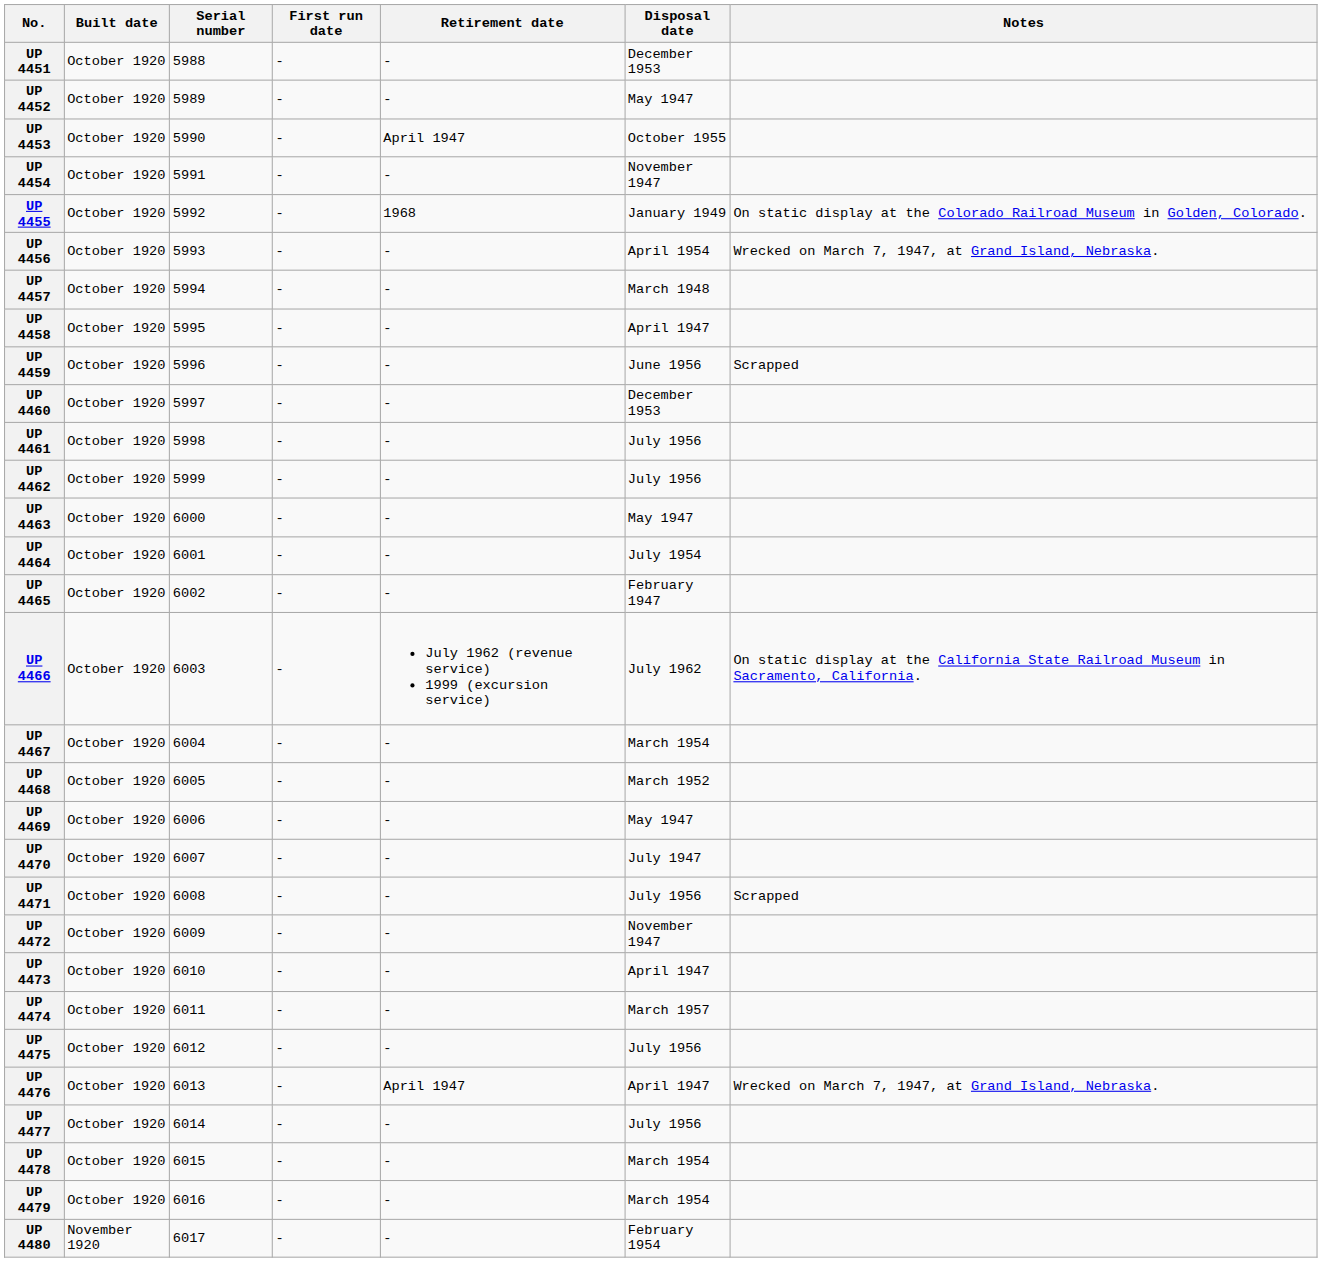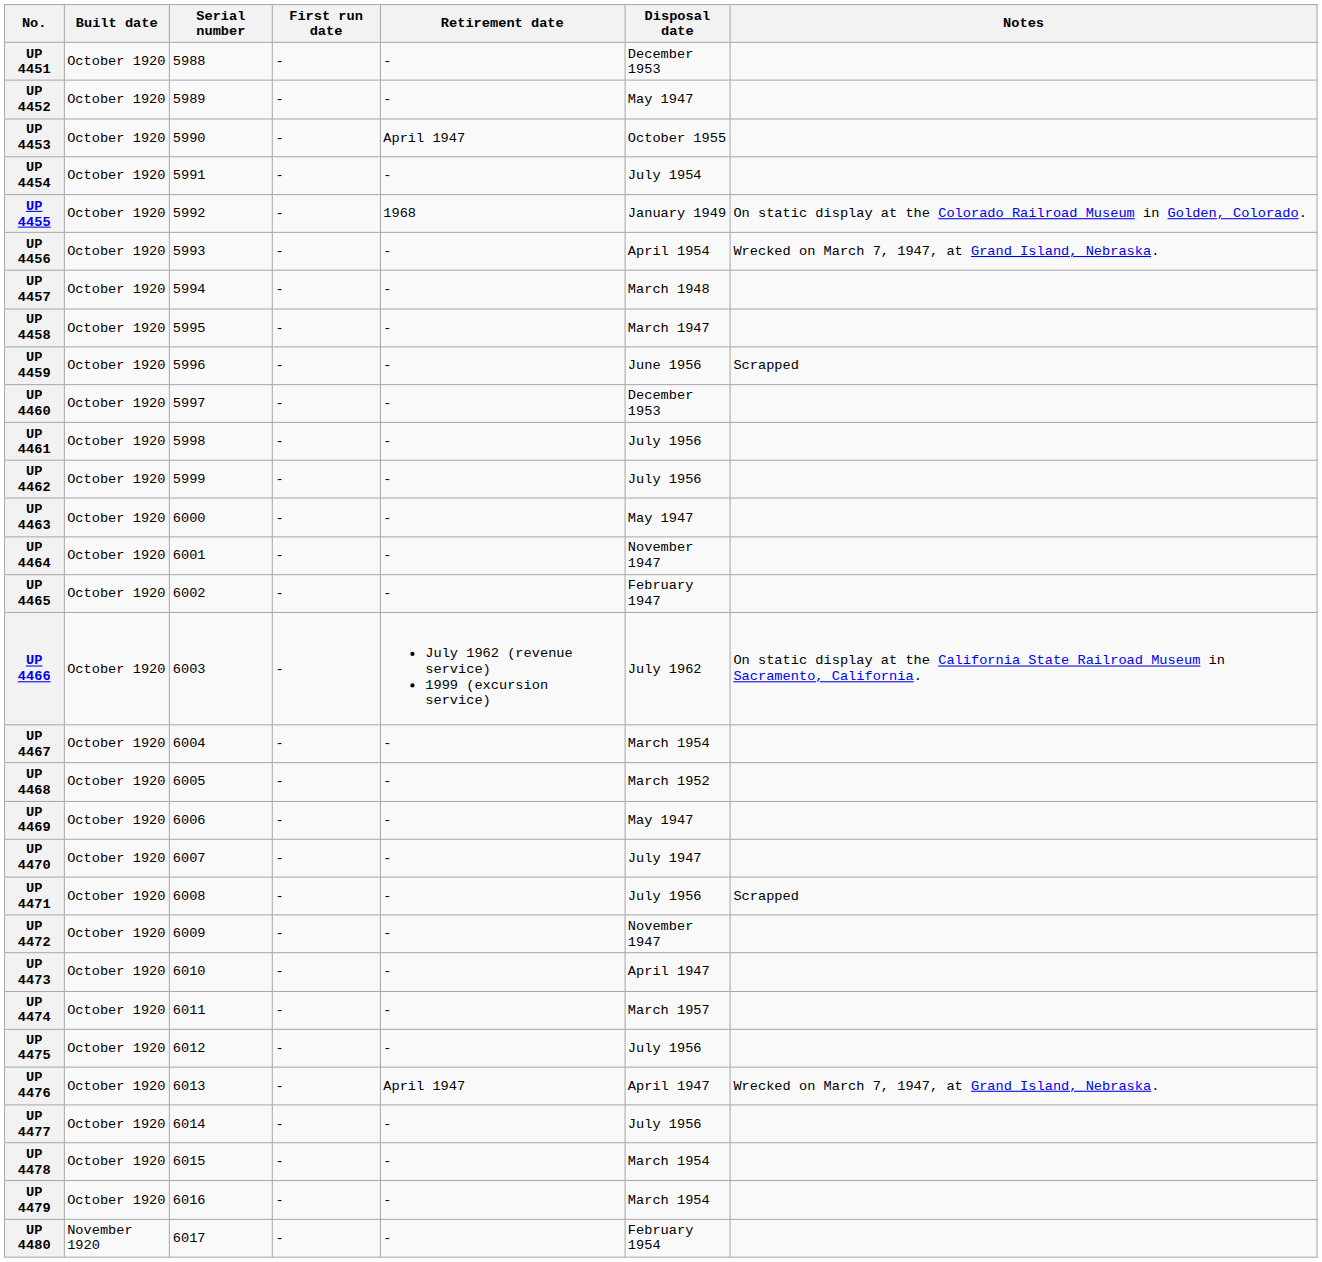(661, 176) November 1947 -> (665, 176) July 1954
(669, 327) April 1947 -> (669, 327) March 1947
(665, 555) July 1954 -> (661, 555) November 1947
